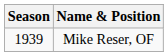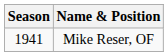(29, 40) 1939 -> (29, 40) 1941
